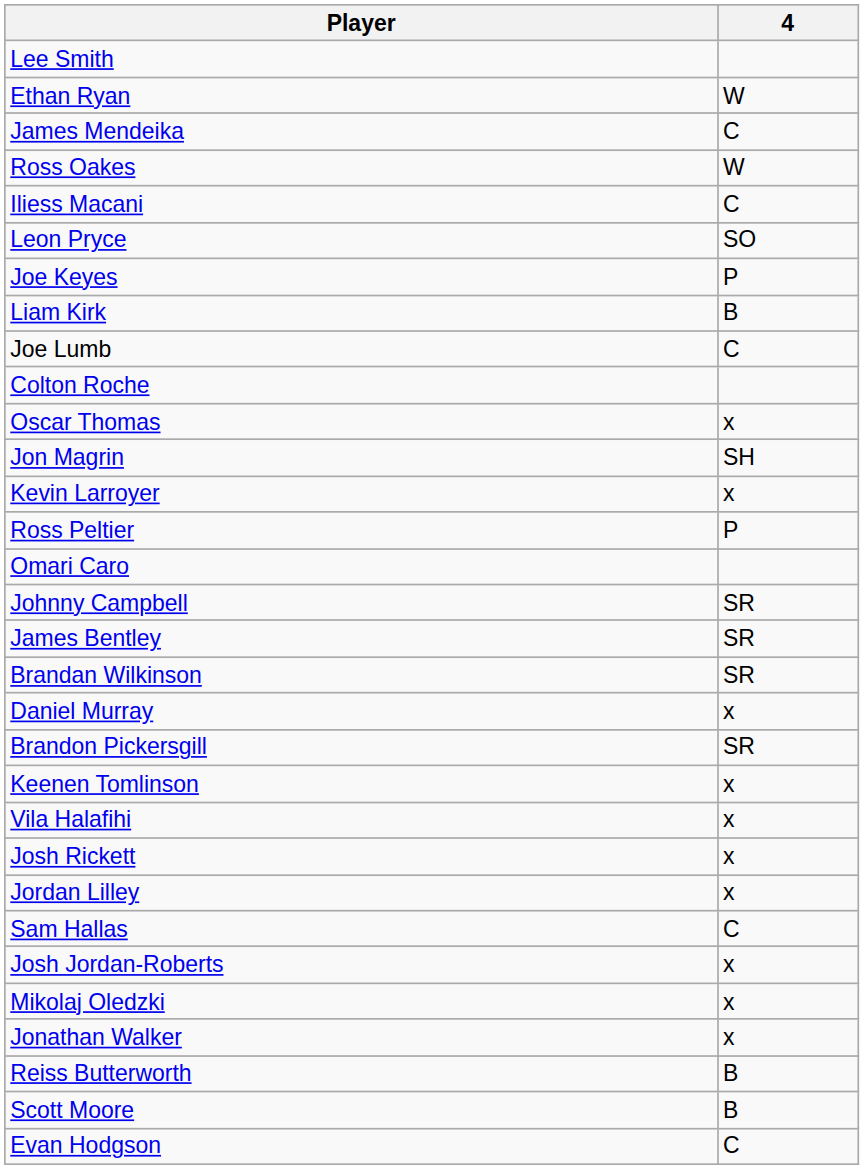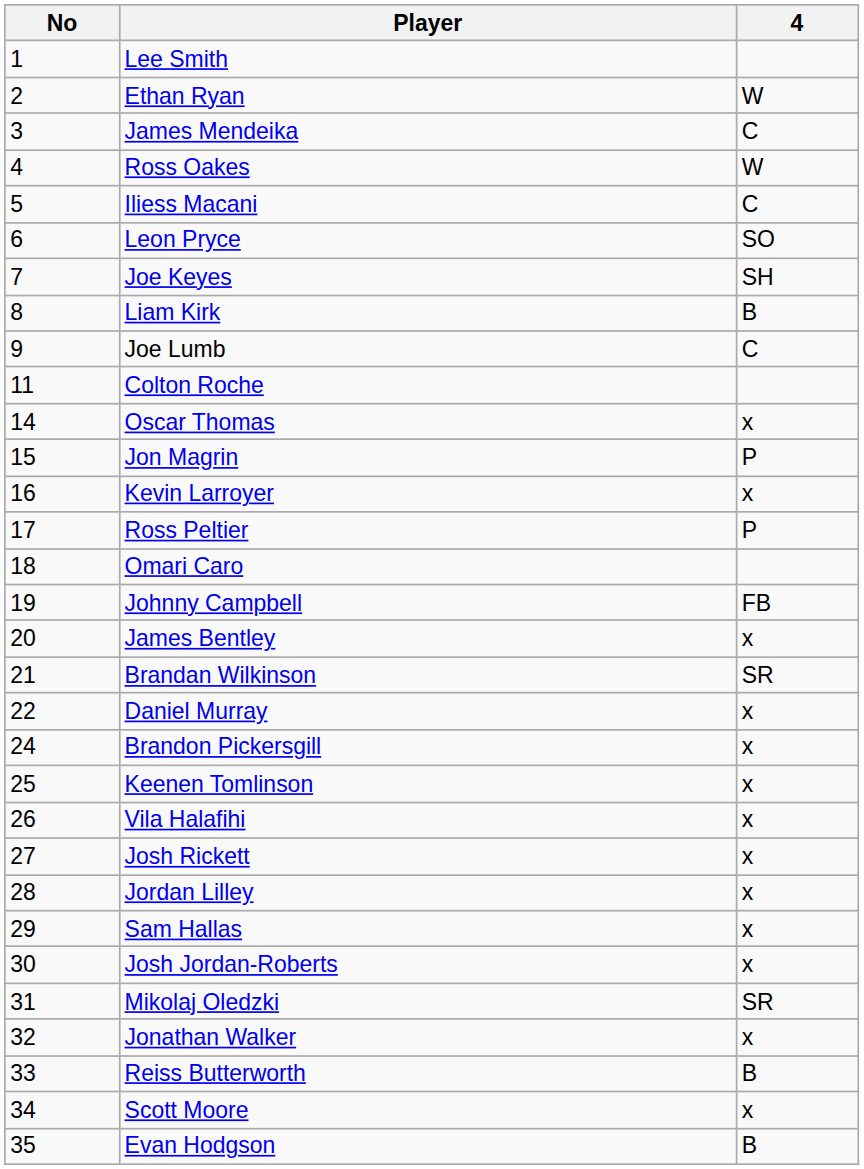+ column: (62, 23)
(731, 276) P -> (758, 276) SH
(739, 457) SH -> (749, 457) P
(739, 602) SR -> (756, 602) FB
(739, 638) SR -> (747, 638) x
(739, 747) SR -> (747, 747) x
(731, 928) C -> (747, 928) x
(729, 1001) x -> (758, 1001) SR
(731, 1109) B -> (747, 1109) x
(731, 1146) C -> (749, 1146) B
